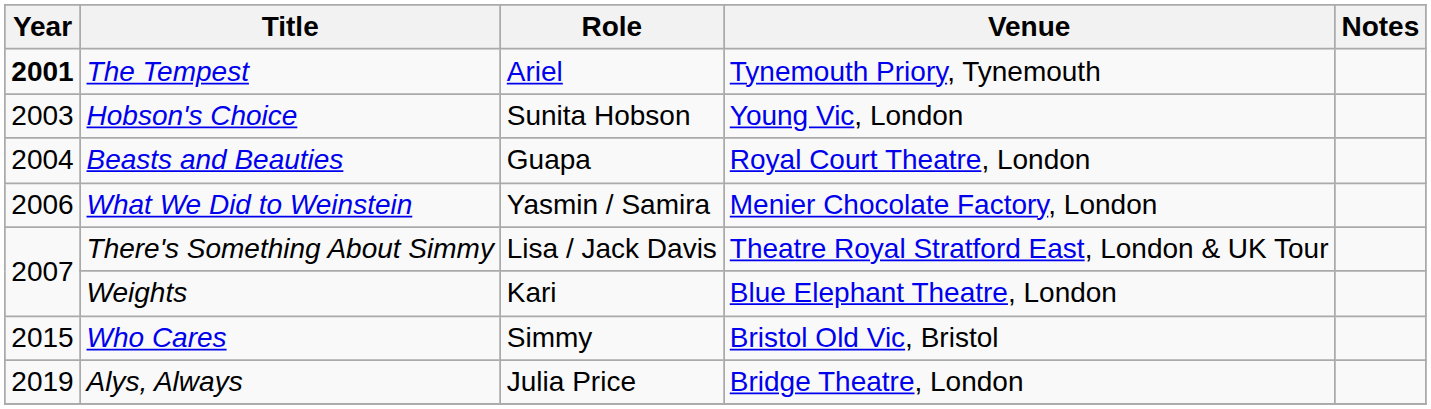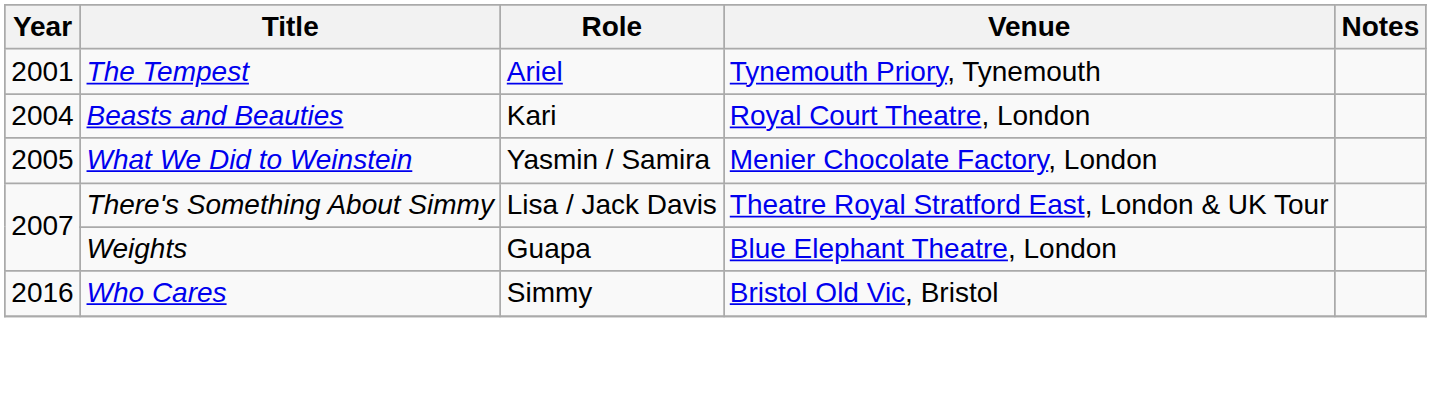(42, 71) bold -> (42, 71) normal
- row: (192, 115)
(549, 159) Guapa -> (532, 115) Kari
(42, 204) 2006 -> (42, 159) 2005
(532, 293) Kari -> (549, 248) Guapa
(42, 337) 2015 -> (42, 293) 2016
- row: (165, 381)
